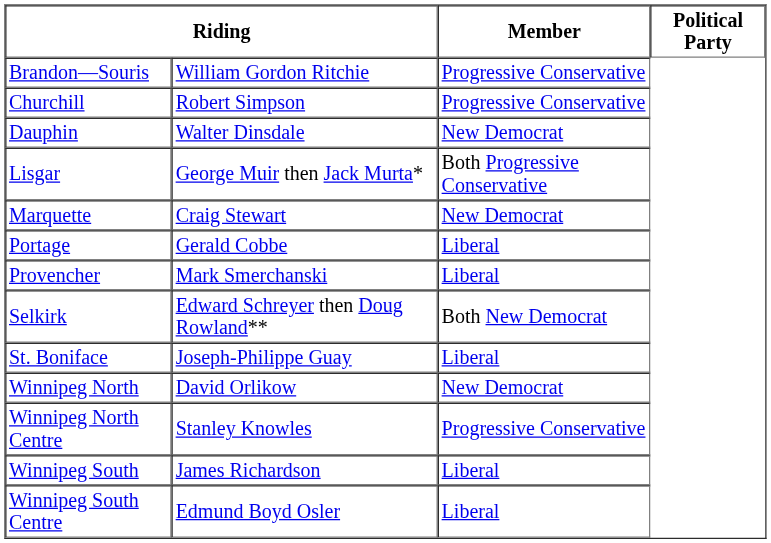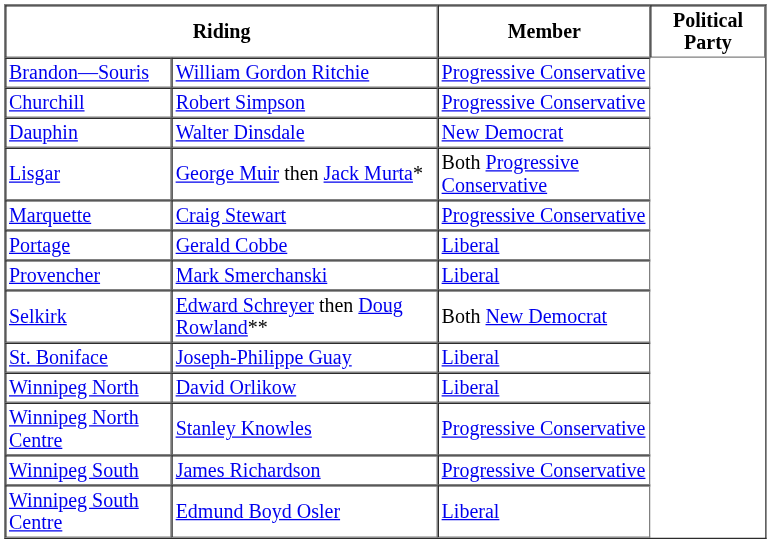(502, 215) New Democrat -> (544, 215) Progressive Conservative
(502, 387) New Democrat -> (470, 387) Liberal
(470, 470) Liberal -> (544, 470) Progressive Conservative
